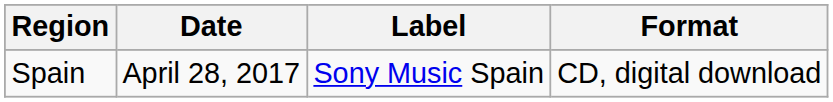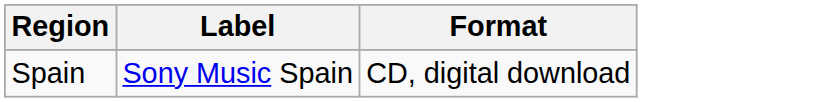- column: (211, 27)
